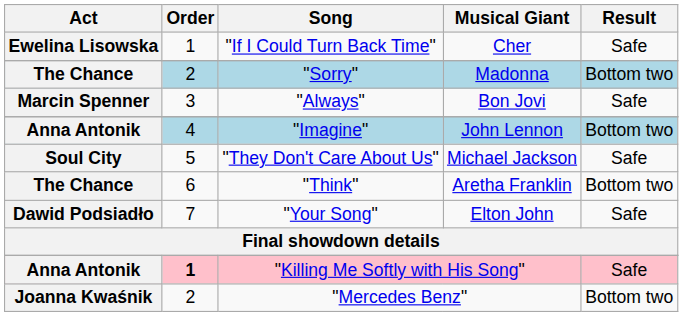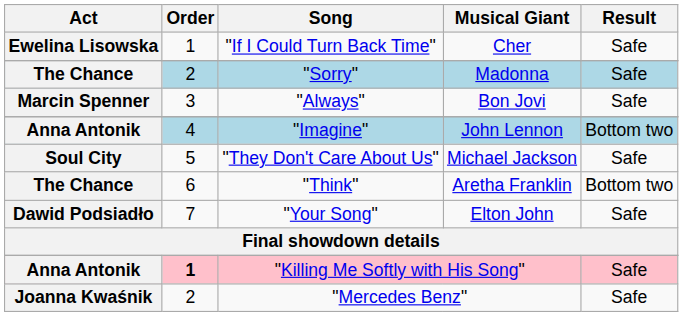(629, 74) Bottom two -> (629, 74) Safe
(629, 297) Bottom two -> (629, 297) Safe
